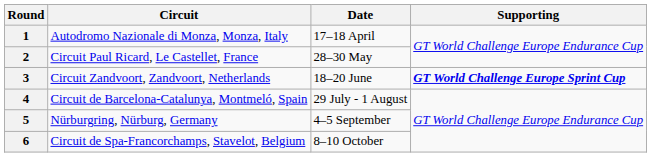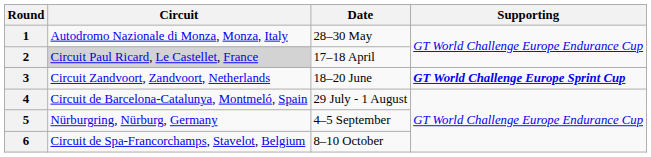(344, 35) 17–18 April -> (343, 35) 28–30 May
(154, 56) no background -> (154, 56) lightgrey background
(343, 56) 28–30 May -> (344, 56) 17–18 April
